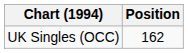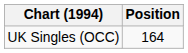(153, 37) 162 -> (153, 37) 164
